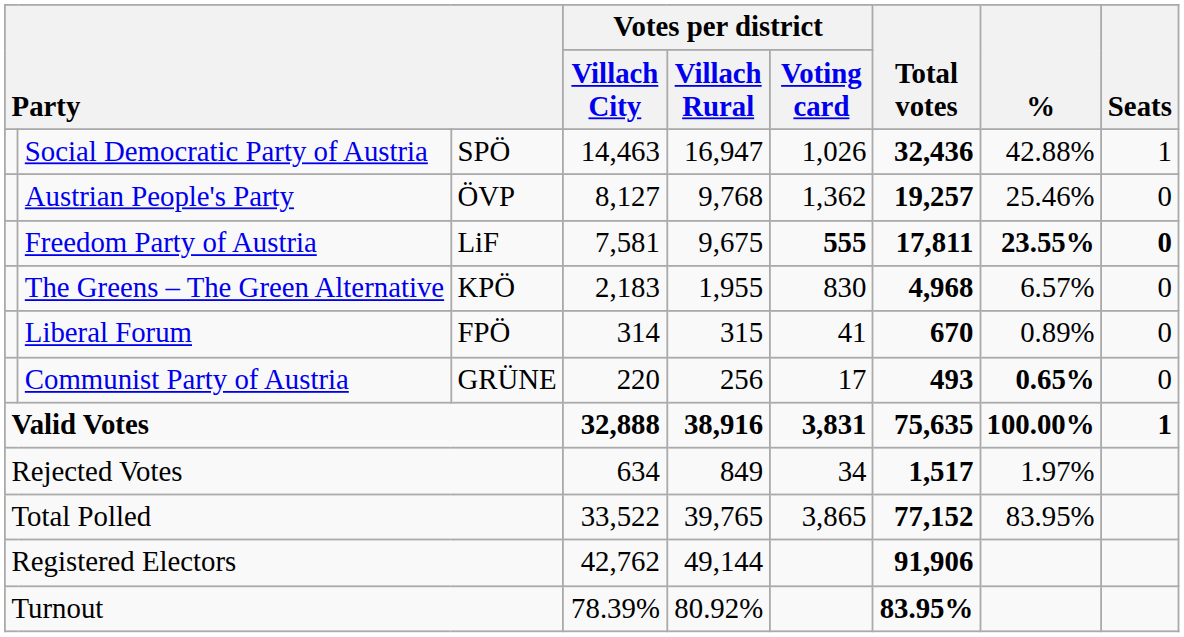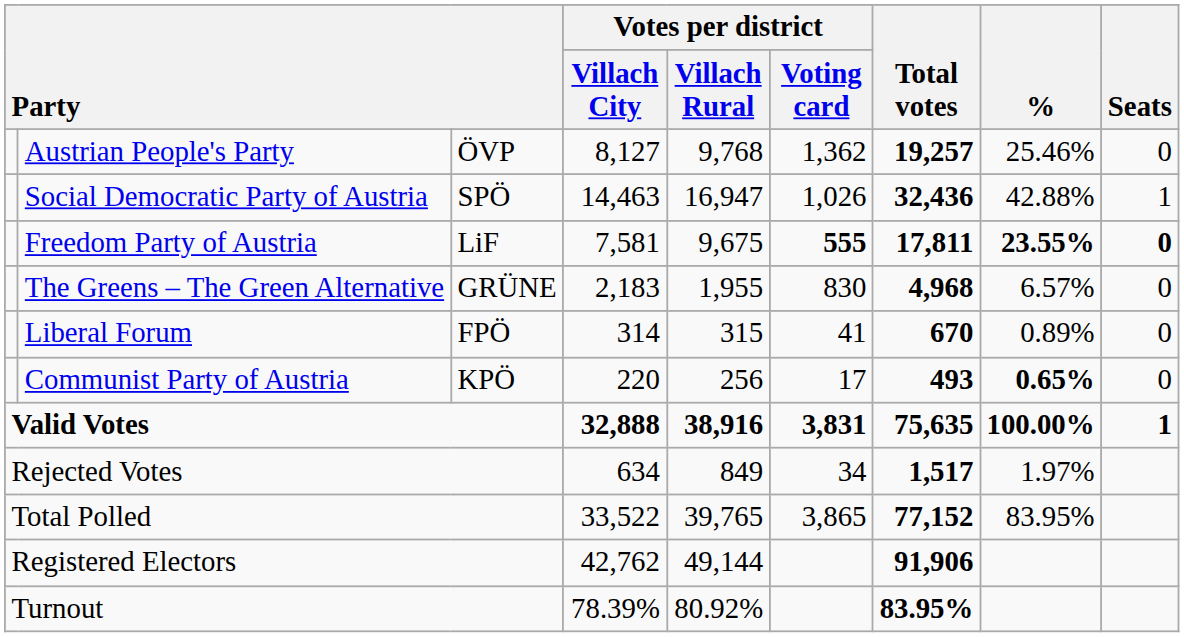rows swapped: (226, 151) <-> (159, 196)
(486, 288) KPÖ -> (507, 288) GRÜNE
(507, 379) GRÜNE -> (486, 379) KPÖ
